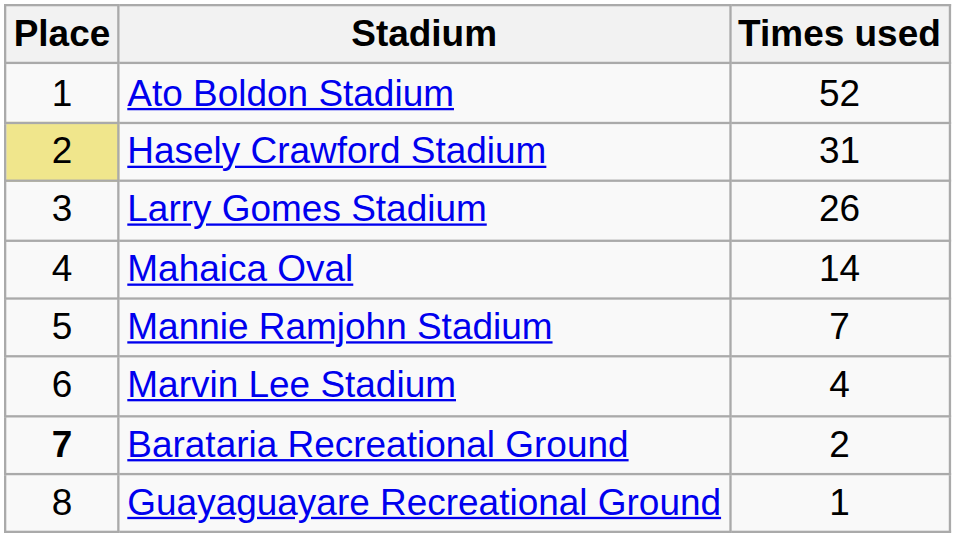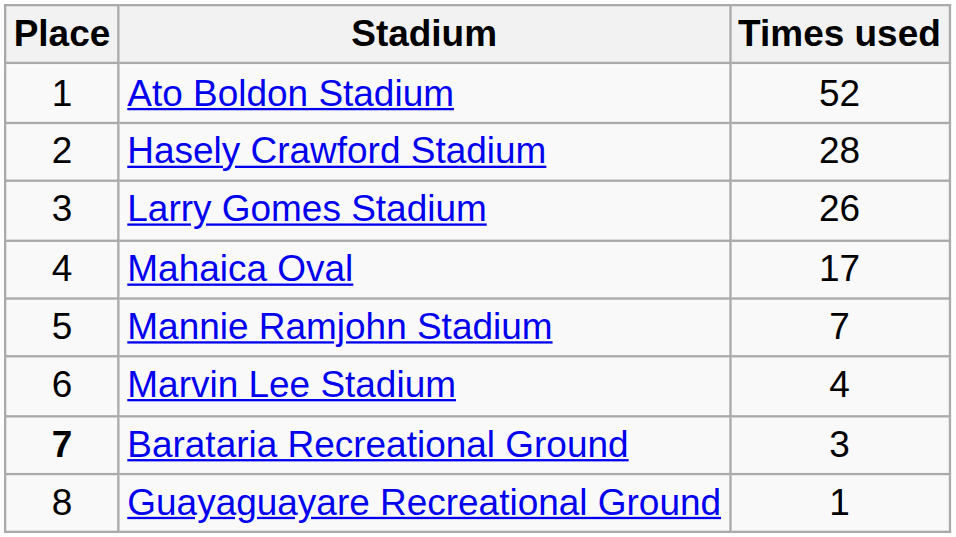(62, 151) khaki background -> (62, 151) no background
(839, 151) 31 -> (839, 151) 28
(839, 268) 14 -> (839, 268) 17
(839, 444) 2 -> (839, 444) 3
